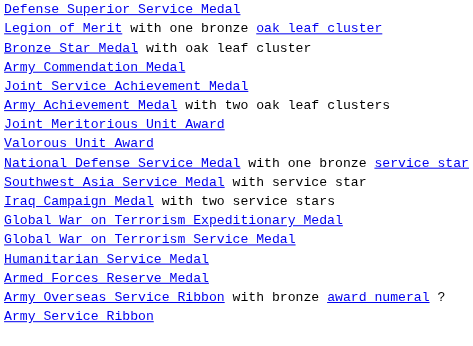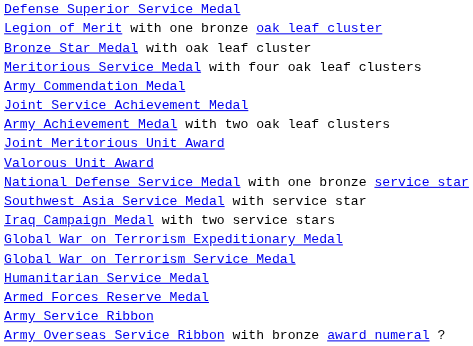+ row: (213, 67)
rows swapped: (79, 317) <-> (225, 297)
